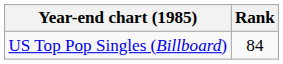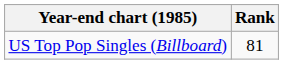(255, 45) 84 -> (255, 45) 81
